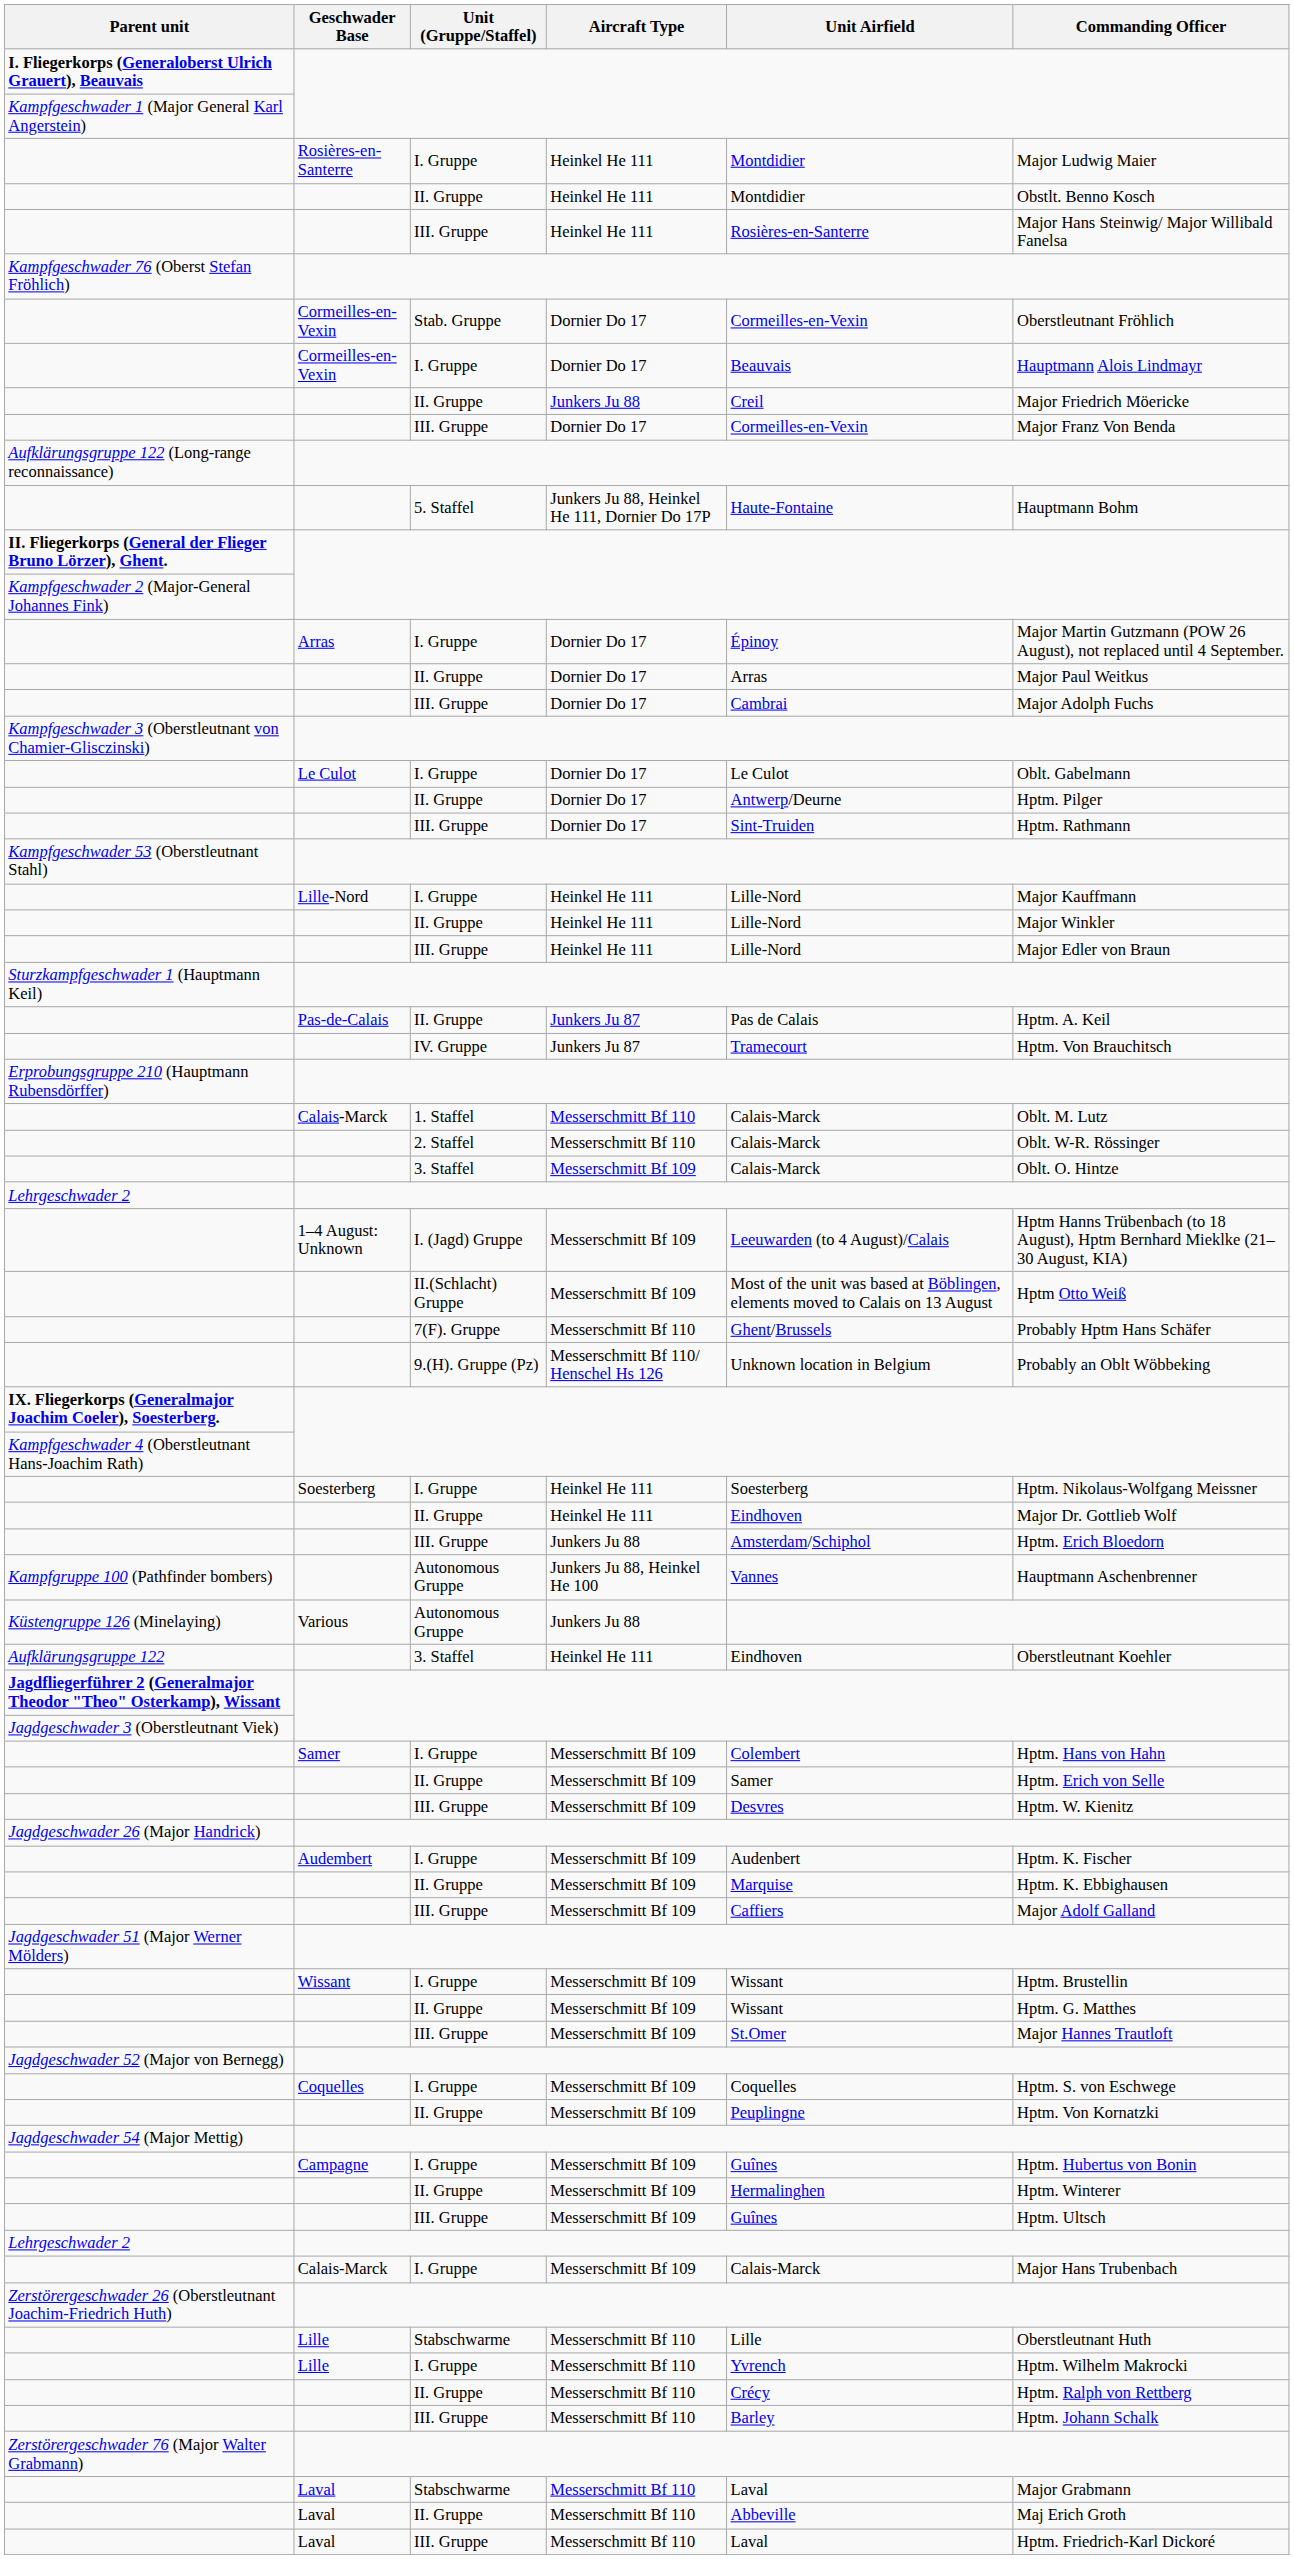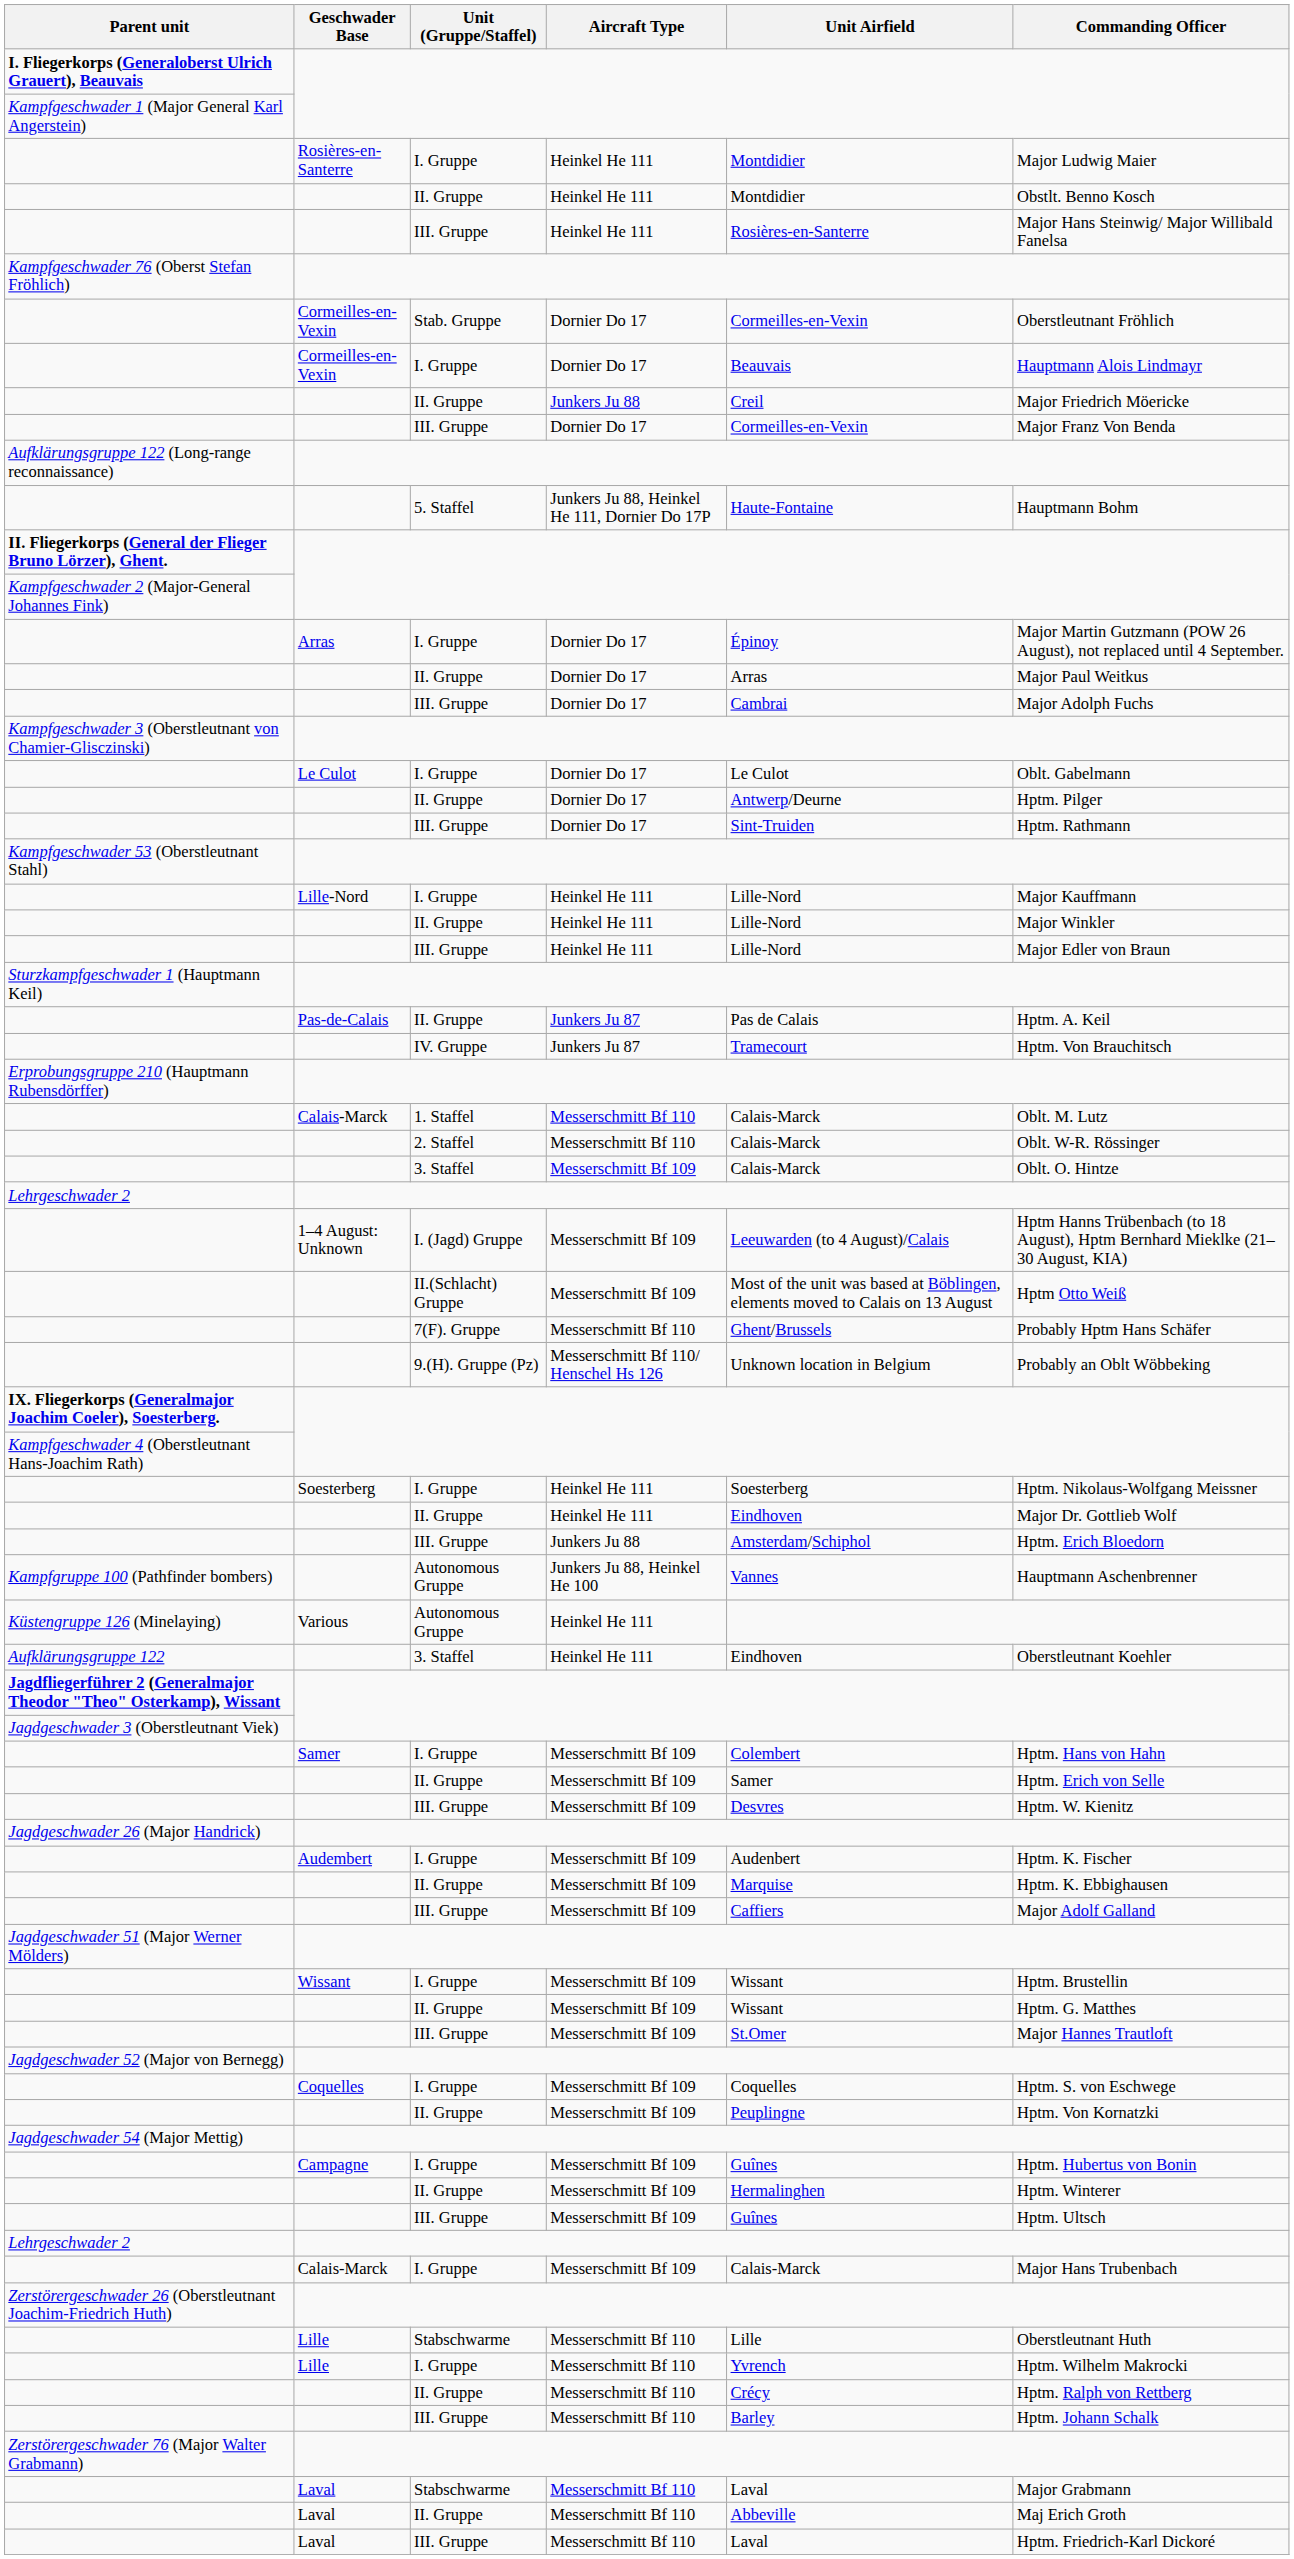(595, 1621) Junkers Ju 88 -> (602, 1621) Heinkel He 111
